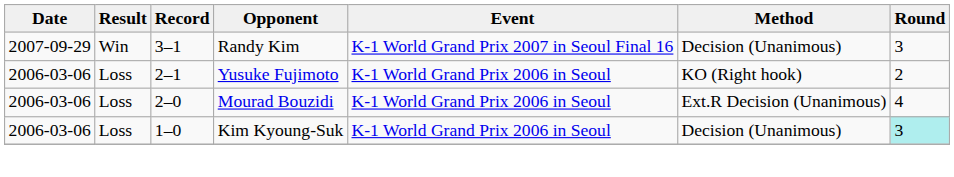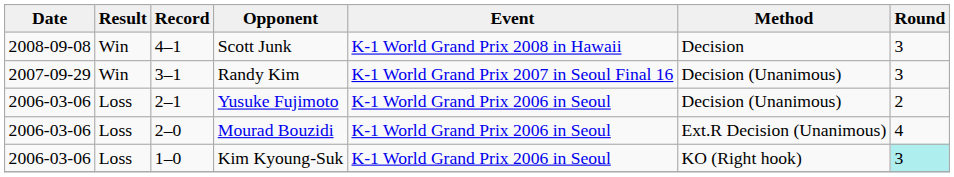+ row: (255, 46)
(742, 74) KO (Right hook) -> (761, 102) Decision (Unanimous)
(761, 130) Decision (Unanimous) -> (742, 158) KO (Right hook)
